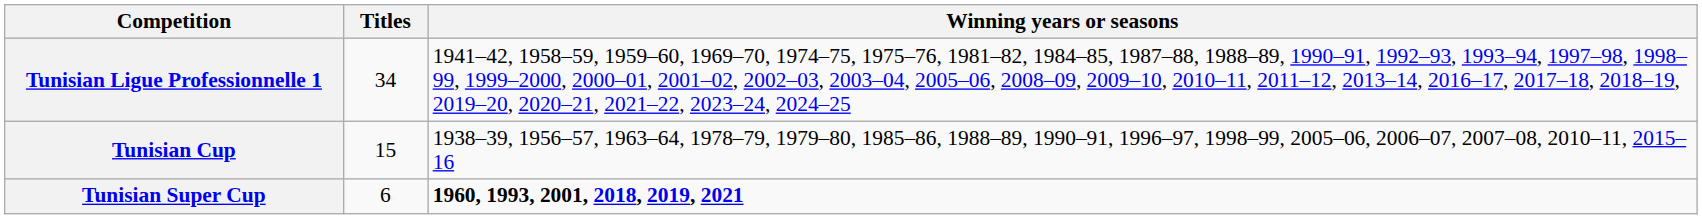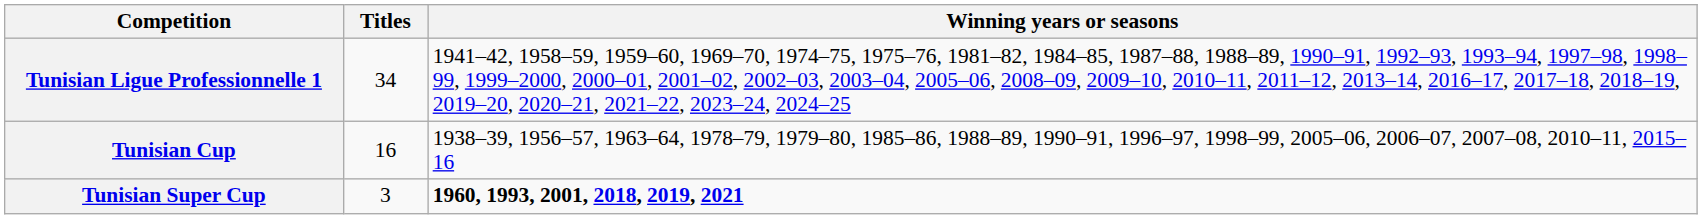(385, 149) 15 -> (385, 149) 16
(385, 195) 6 -> (385, 195) 3
